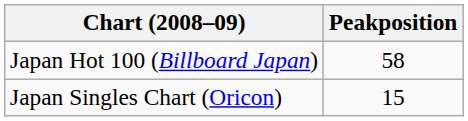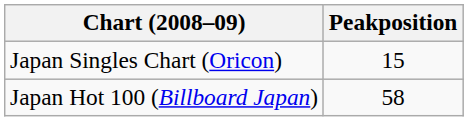rows swapped: (146, 97) <-> (164, 60)
